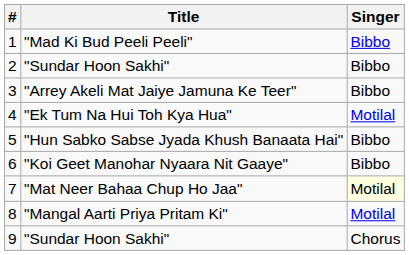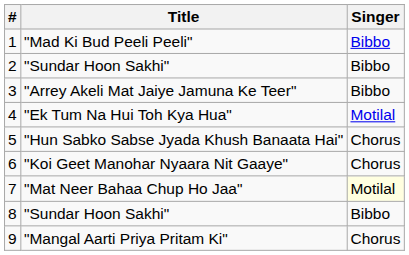(370, 140) Bibbo -> (375, 140) Chorus
(370, 164) Bibbo -> (375, 164) Chorus
(126, 213) "Mangal Aarti Priya Pritam Ki" -> (97, 213) "Sundar Hoon Sakhi"
(373, 213) Motilal -> (370, 213) Bibbo
(97, 238) "Sundar Hoon Sakhi" -> (126, 238) "Mangal Aarti Priya Pritam Ki"
